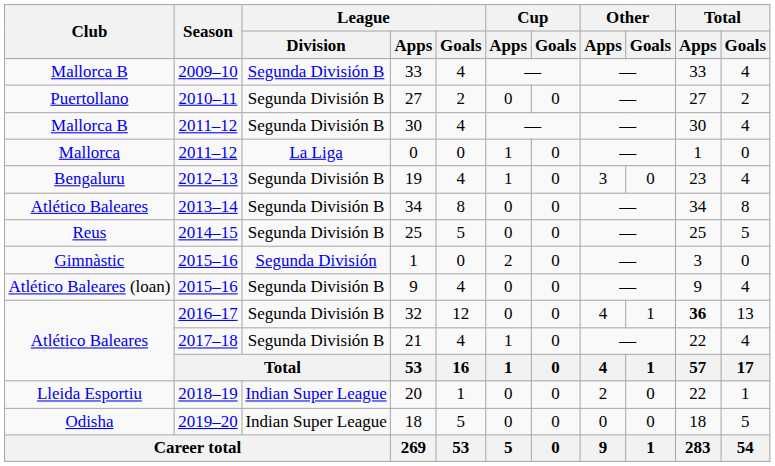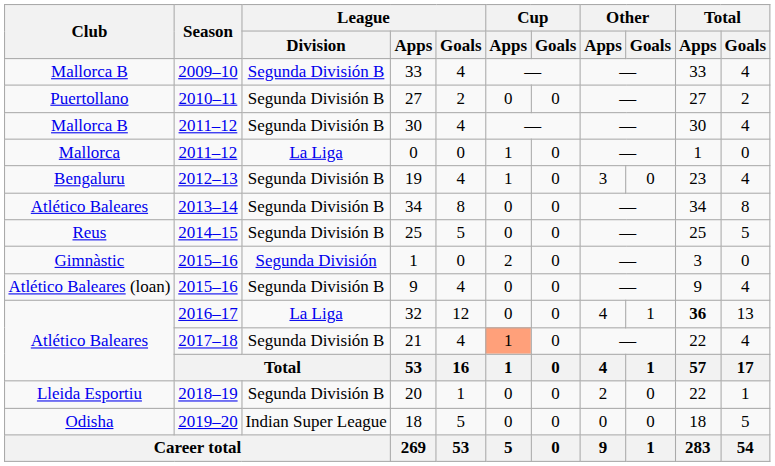(316, 313) Segunda División B -> (316, 313) La Liga
(508, 340) no background -> (508, 340) lightsalmon background
(316, 394) Indian Super League -> (316, 394) Segunda División B
